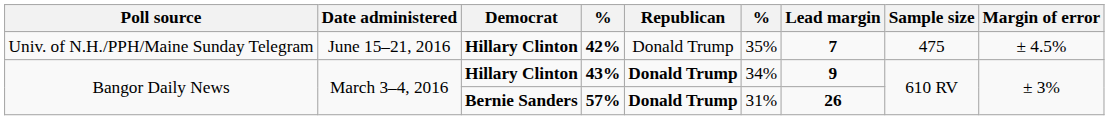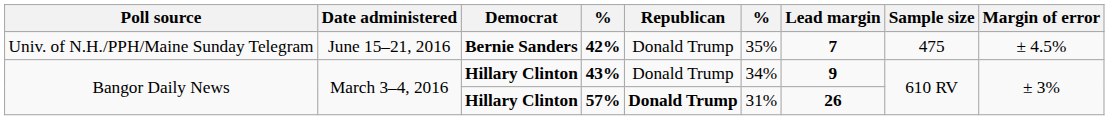(521, 45) Hillary Clinton -> (521, 45) Bernie Sanders
(683, 73) bold -> (683, 73) normal
(521, 100) Bernie Sanders -> (521, 100) Hillary Clinton
